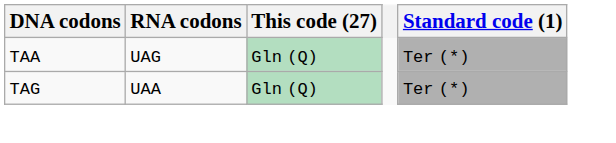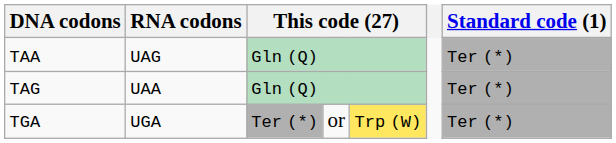+ row: (25, 123)
